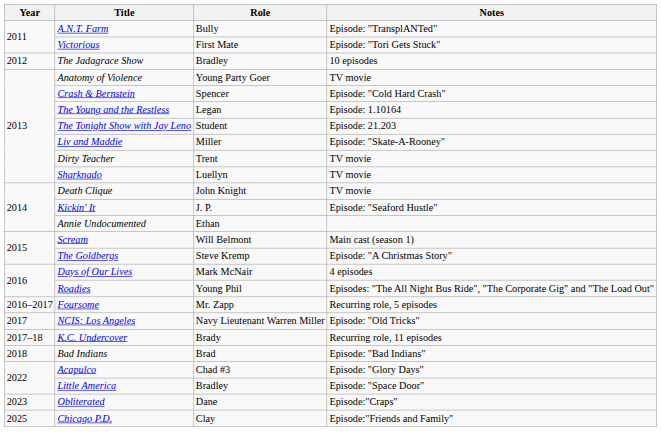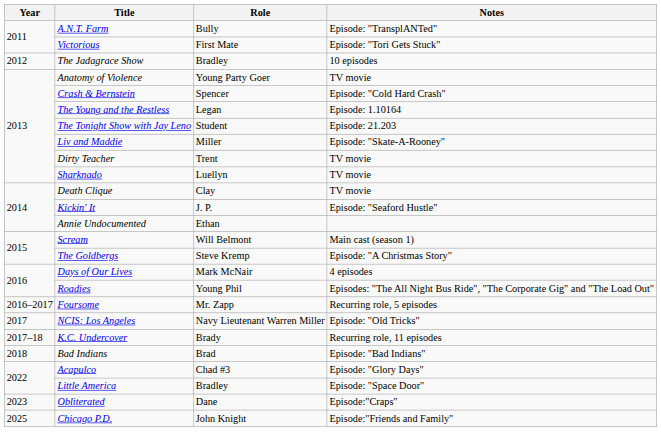(221, 191) John Knight -> (205, 191) Clay
(205, 418) Clay -> (221, 418) John Knight
